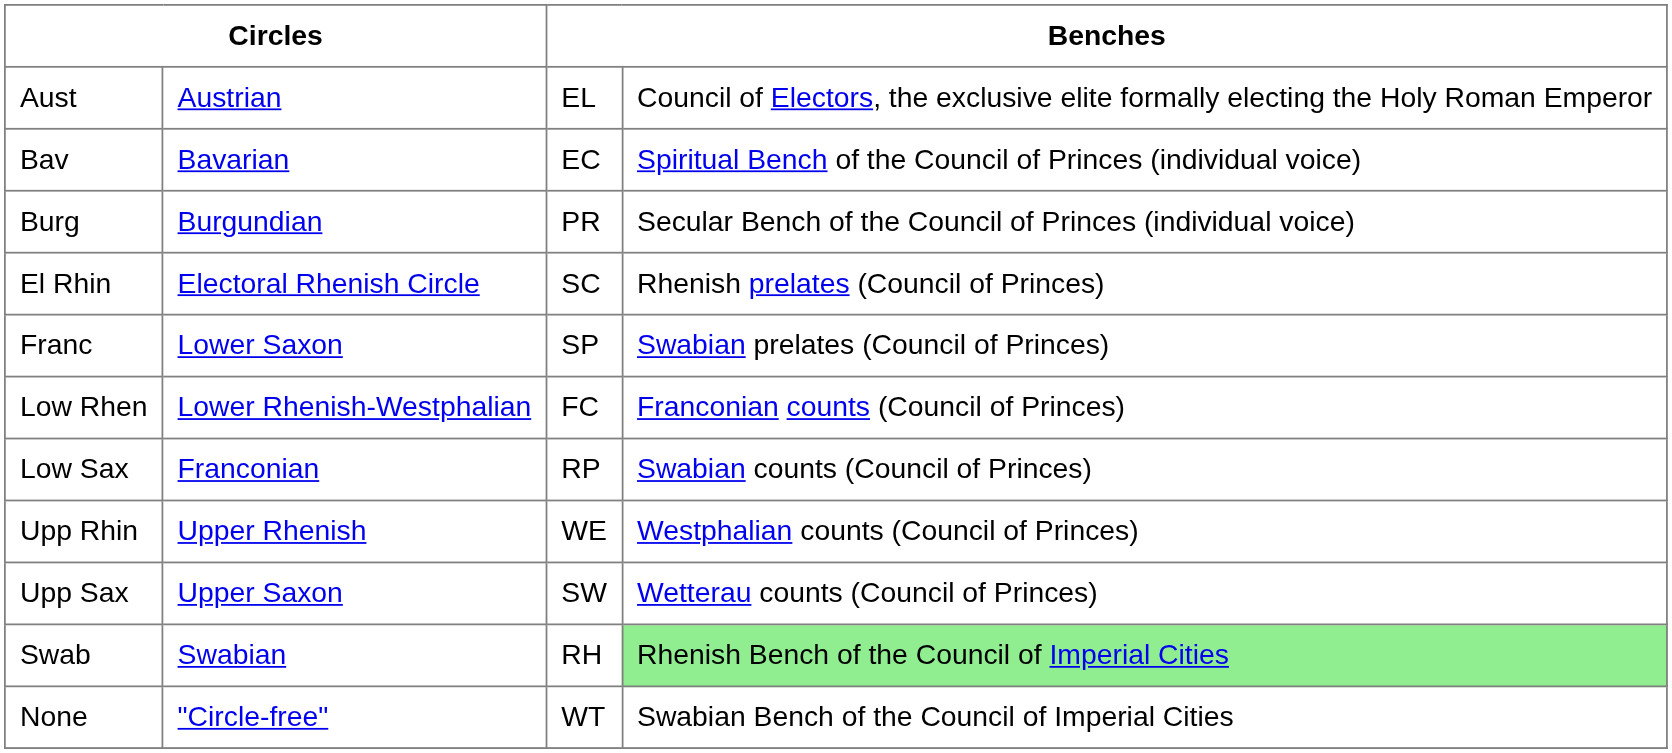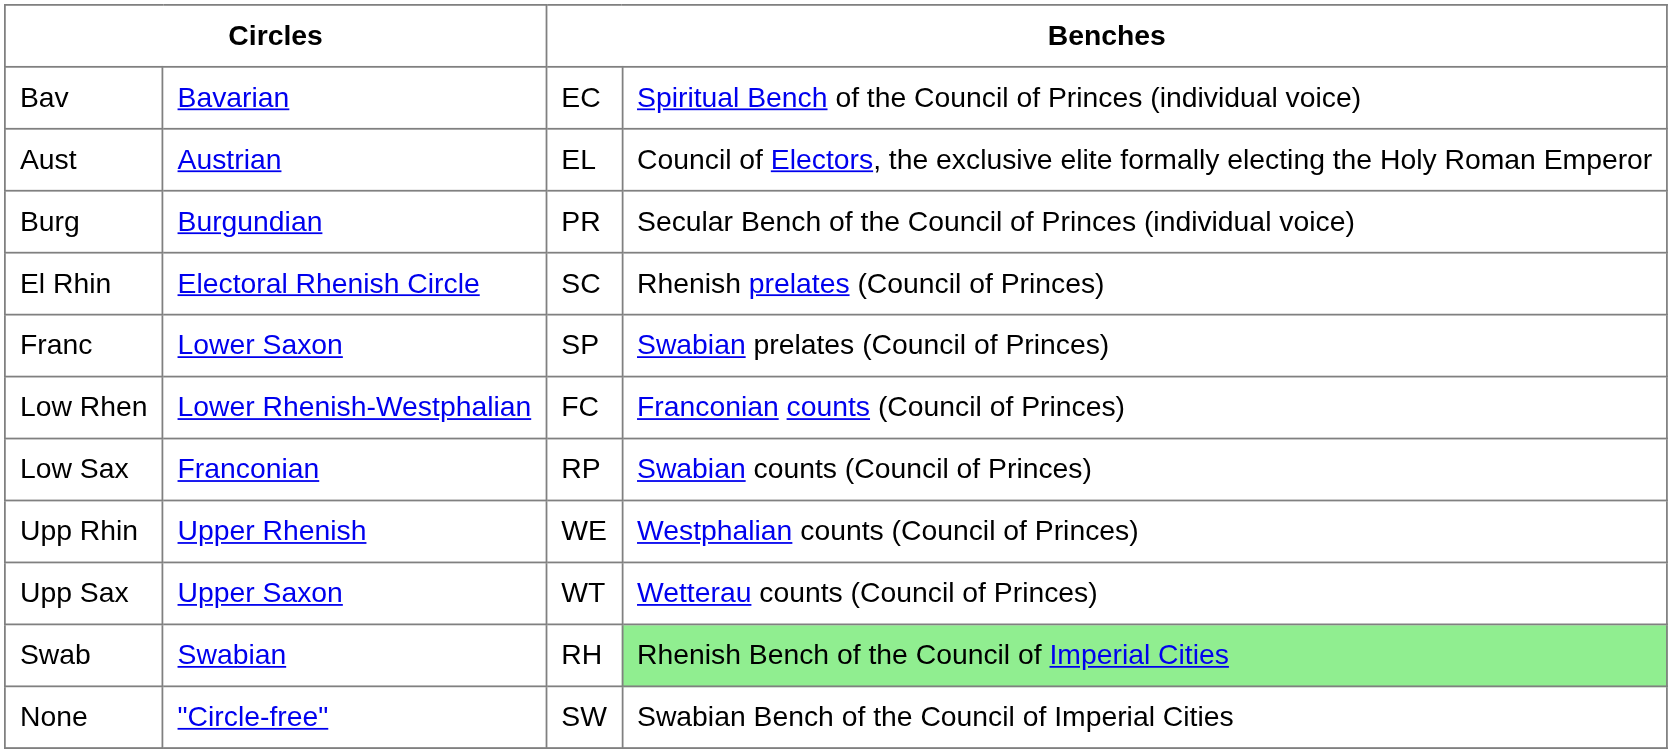rows swapped: (48, 97) <-> (44, 159)
(584, 593) SW -> (583, 593) WT
(583, 716) WT -> (584, 716) SW
